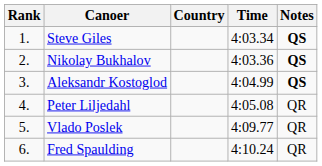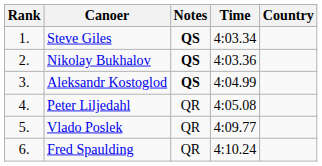columns swapped: (199, 15) <-> (297, 15)
